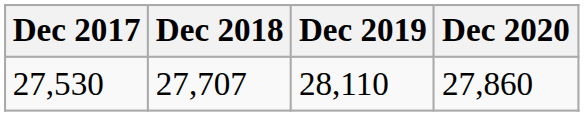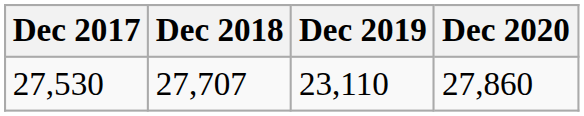(344, 83) 28,110 -> (344, 83) 23,110
